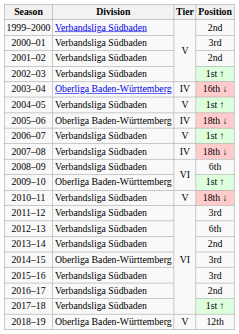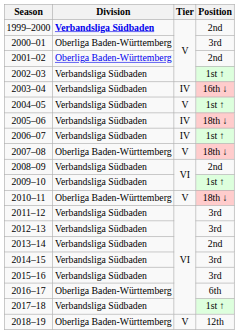(101, 27) normal -> (105, 27) bold
(101, 43) Verbandsliga Südbaden -> (113, 43) Oberliga Baden-Württemberg
(101, 58) Verbandsliga Südbaden -> (113, 58) Oberliga Baden-Württemberg
(113, 89) Oberliga Baden-Württemberg -> (101, 89) Verbandsliga Südbaden
(113, 120) Oberliga Baden-Württemberg -> (101, 120) Verbandsliga Südbaden
(185, 136) V -> (185, 136) IV
(101, 151) Verbandsliga Südbaden -> (113, 151) Oberliga Baden-Württemberg
(185, 151) IV -> (185, 151) V
(215, 167) 6th -> (215, 167) 2nd
(113, 182) Oberliga Baden-Württemberg -> (101, 182) Verbandsliga Südbaden
(101, 197) Verbandsliga Südbaden -> (113, 197) Oberliga Baden-Württemberg
(215, 228) 6th -> (215, 228) 3rd
(113, 259) Oberliga Baden-Württemberg -> (101, 259) Verbandsliga Südbaden
(101, 290) Verbandsliga Südbaden -> (113, 290) Oberliga Baden-Württemberg
(215, 290) 2nd -> (215, 290) 6th
